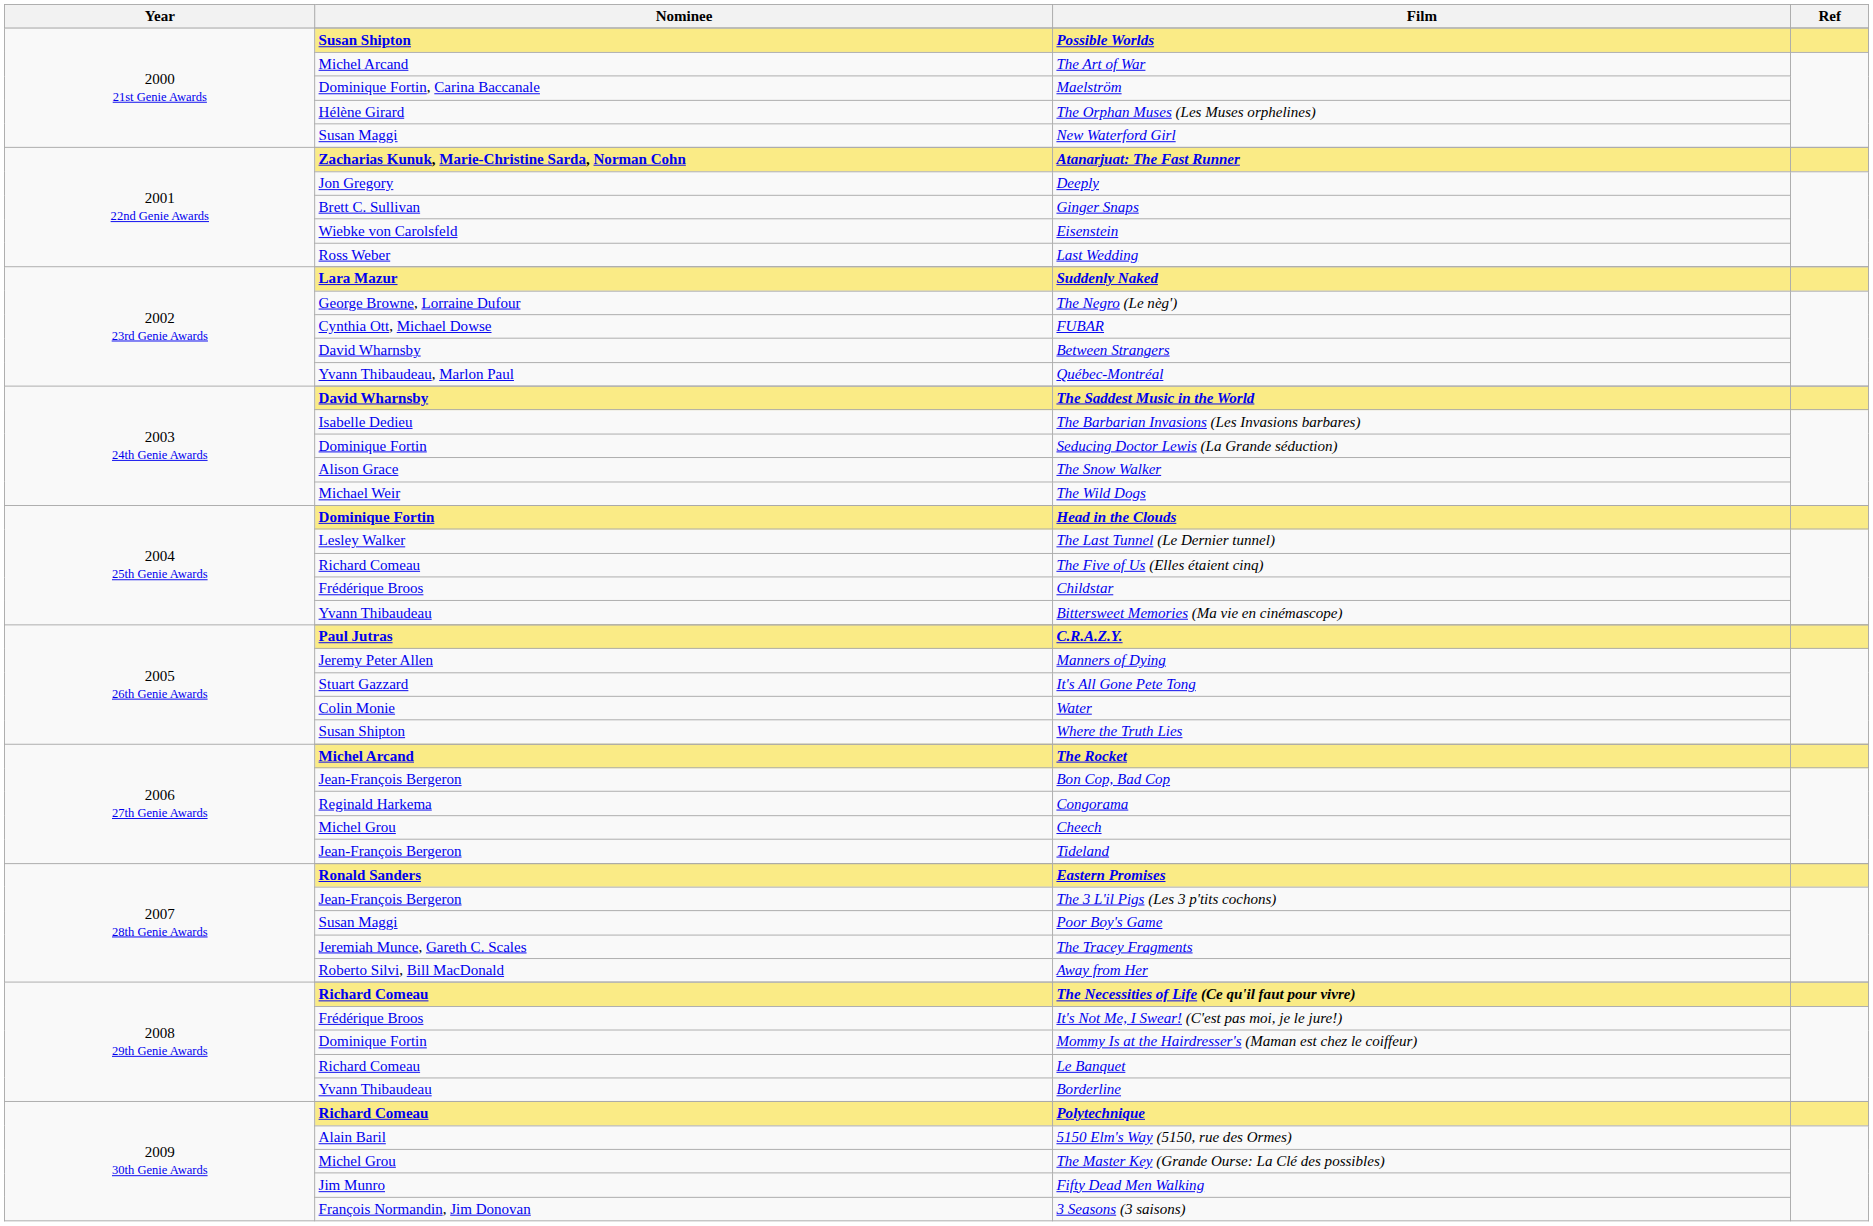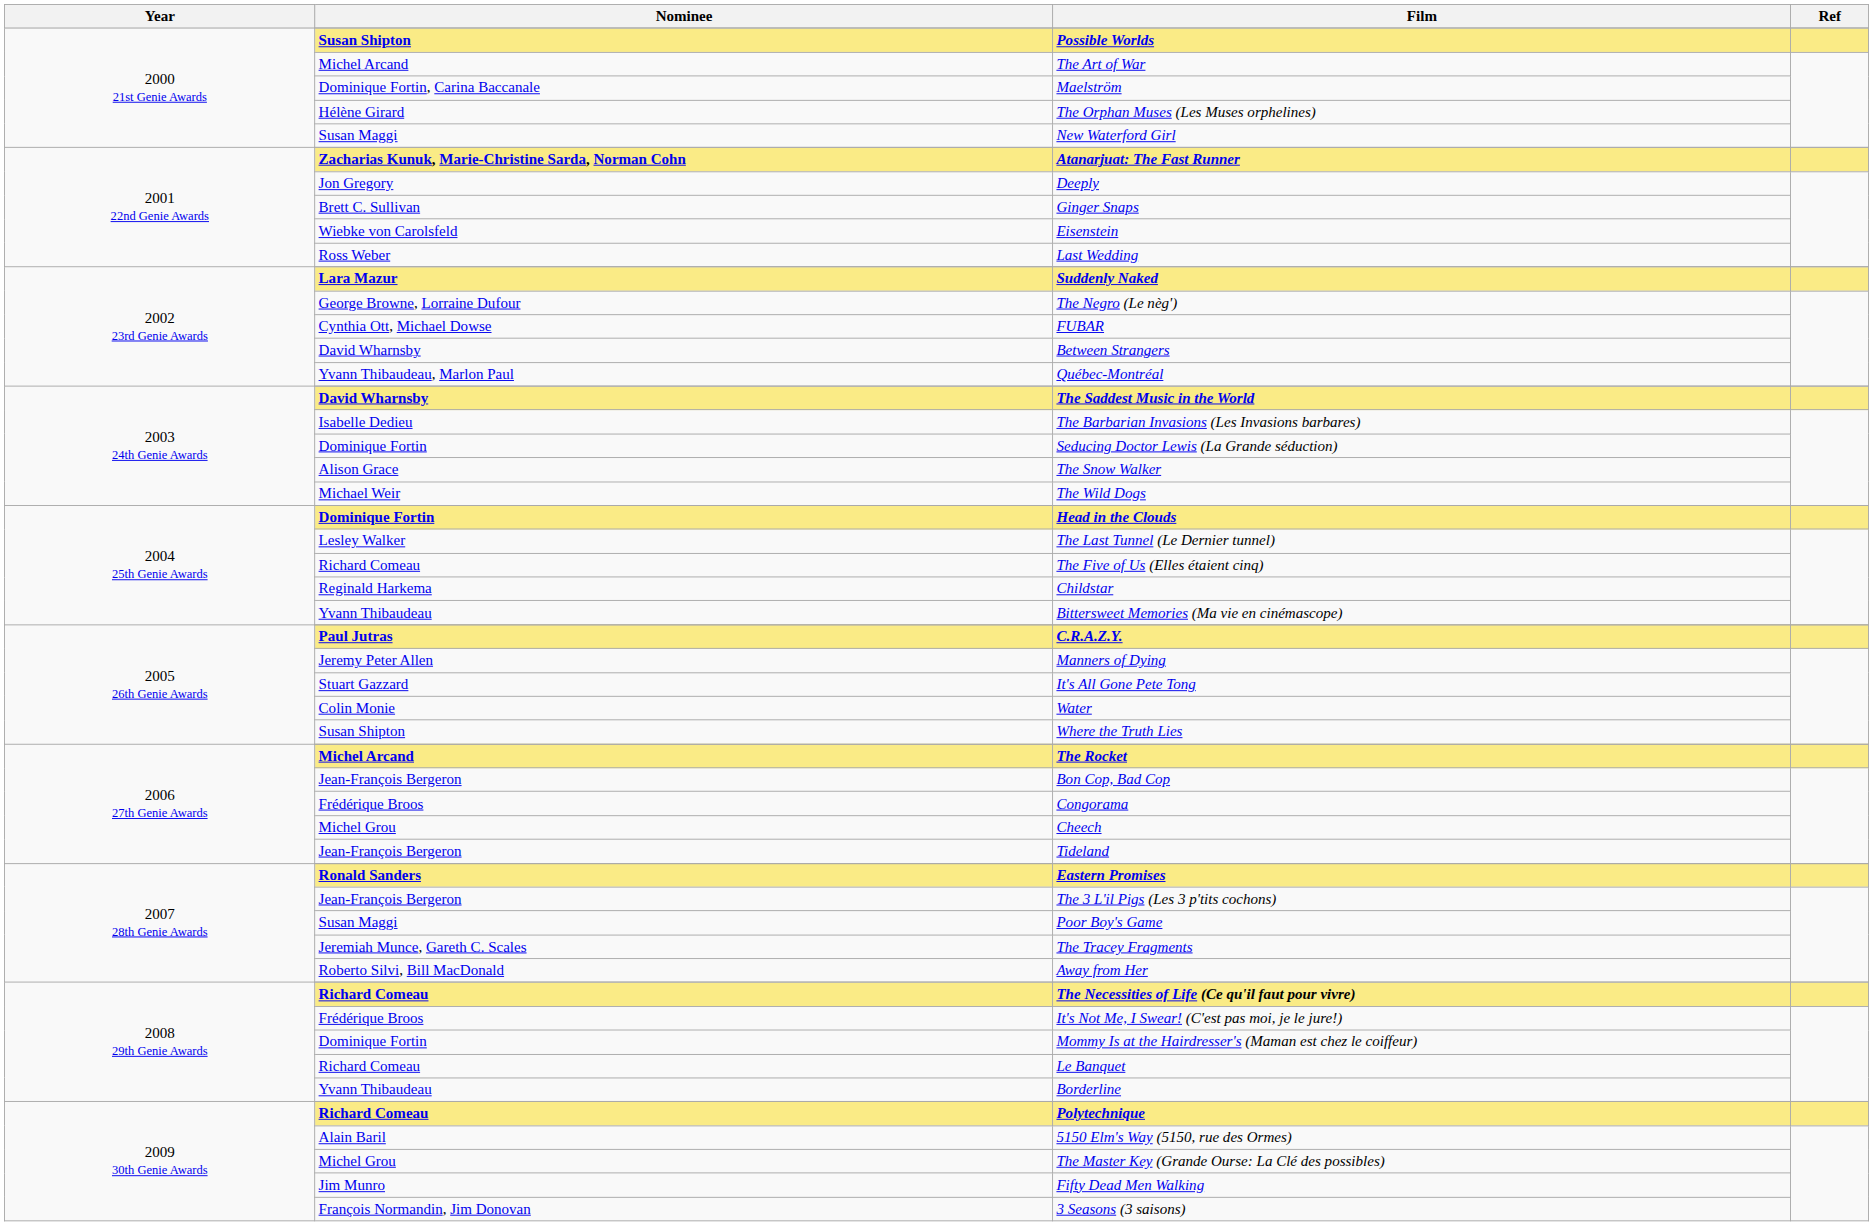(371, 588) Frédérique Broos -> (375, 588) Reginald Harkema
(375, 803) Reginald Harkema -> (371, 803) Frédérique Broos
